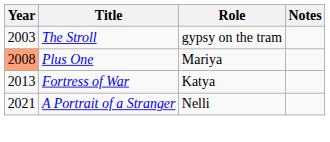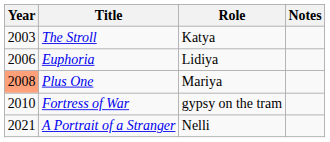(232, 37) gypsy on the tram -> (198, 37) Katya
+ row: (68, 59)
(22, 81) 2013 -> (22, 103) 2010
(198, 81) Katya -> (232, 103) gypsy on the tram
